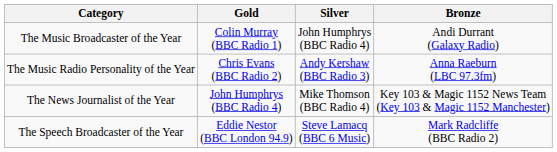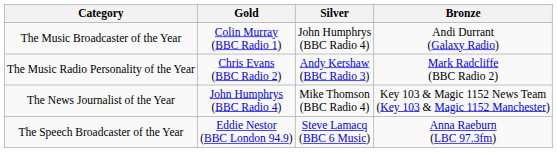(463, 69) Anna Raeburn (LBC 97.3fm) -> (463, 69) Mark Radcliffe (BBC Radio 2)
(463, 132) Mark Radcliffe (BBC Radio 2) -> (463, 132) Anna Raeburn (LBC 97.3fm)
